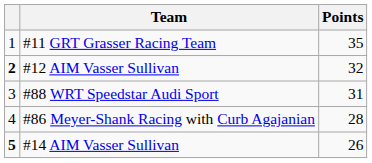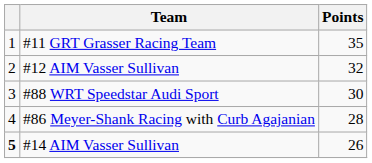(12, 68) bold -> (12, 68) normal
(356, 94) 31 -> (356, 94) 30
